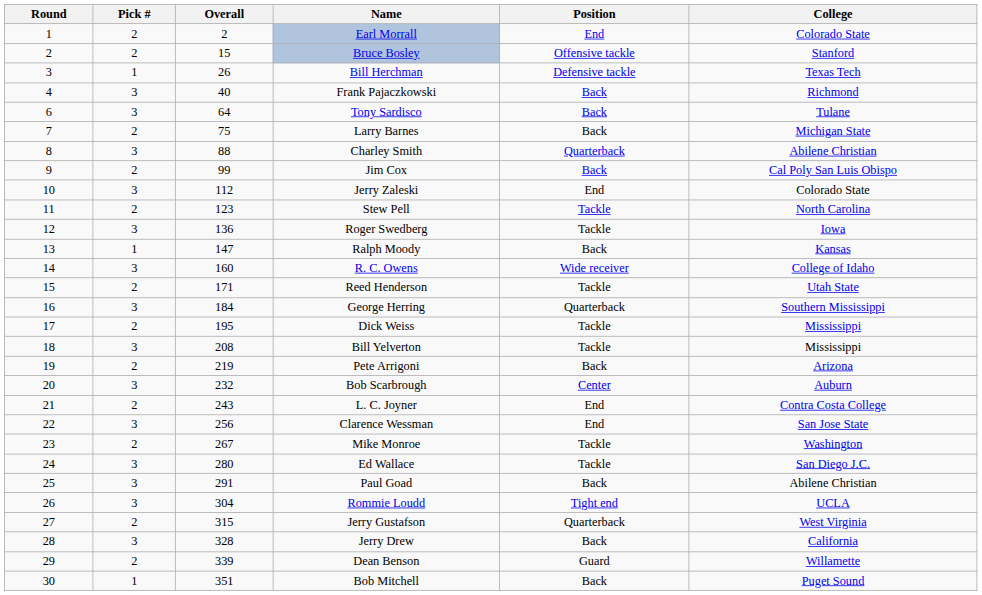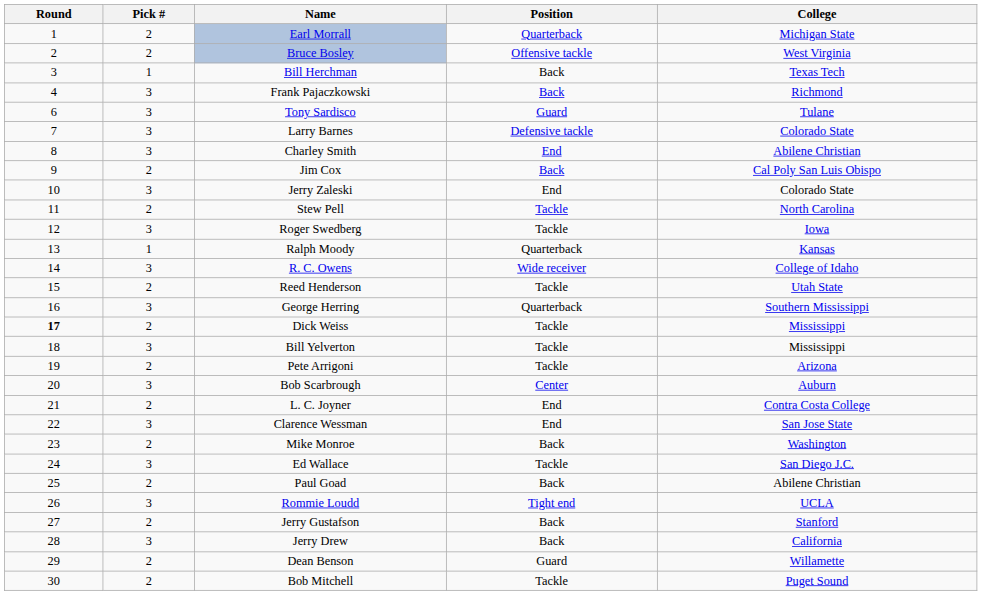- column: (224, 14)
(594, 33) End -> (552, 33) Quarterback
(833, 33) Colorado State -> (817, 33) Michigan State
(833, 53) Stanford -> (817, 53) West Virginia
(594, 72) Defensive tackle -> (552, 72) Back
(594, 111) Back -> (552, 111) Guard
(134, 131) 2 -> (149, 131) 3
(594, 131) Back -> (552, 131) Defensive tackle
(833, 131) Michigan State -> (817, 131) Colorado State
(594, 151) Quarterback -> (552, 151) End
(594, 248) Back -> (552, 248) Quarterback
(49, 326) normal -> (54, 326) bold
(594, 365) Back -> (552, 365) Tackle
(594, 444) Tackle -> (552, 444) Back
(134, 483) 3 -> (149, 483) 2
(594, 522) Quarterback -> (552, 522) Back
(833, 522) West Virginia -> (817, 522) Stanford
(134, 580) 1 -> (149, 580) 2
(594, 580) Back -> (552, 580) Tackle
